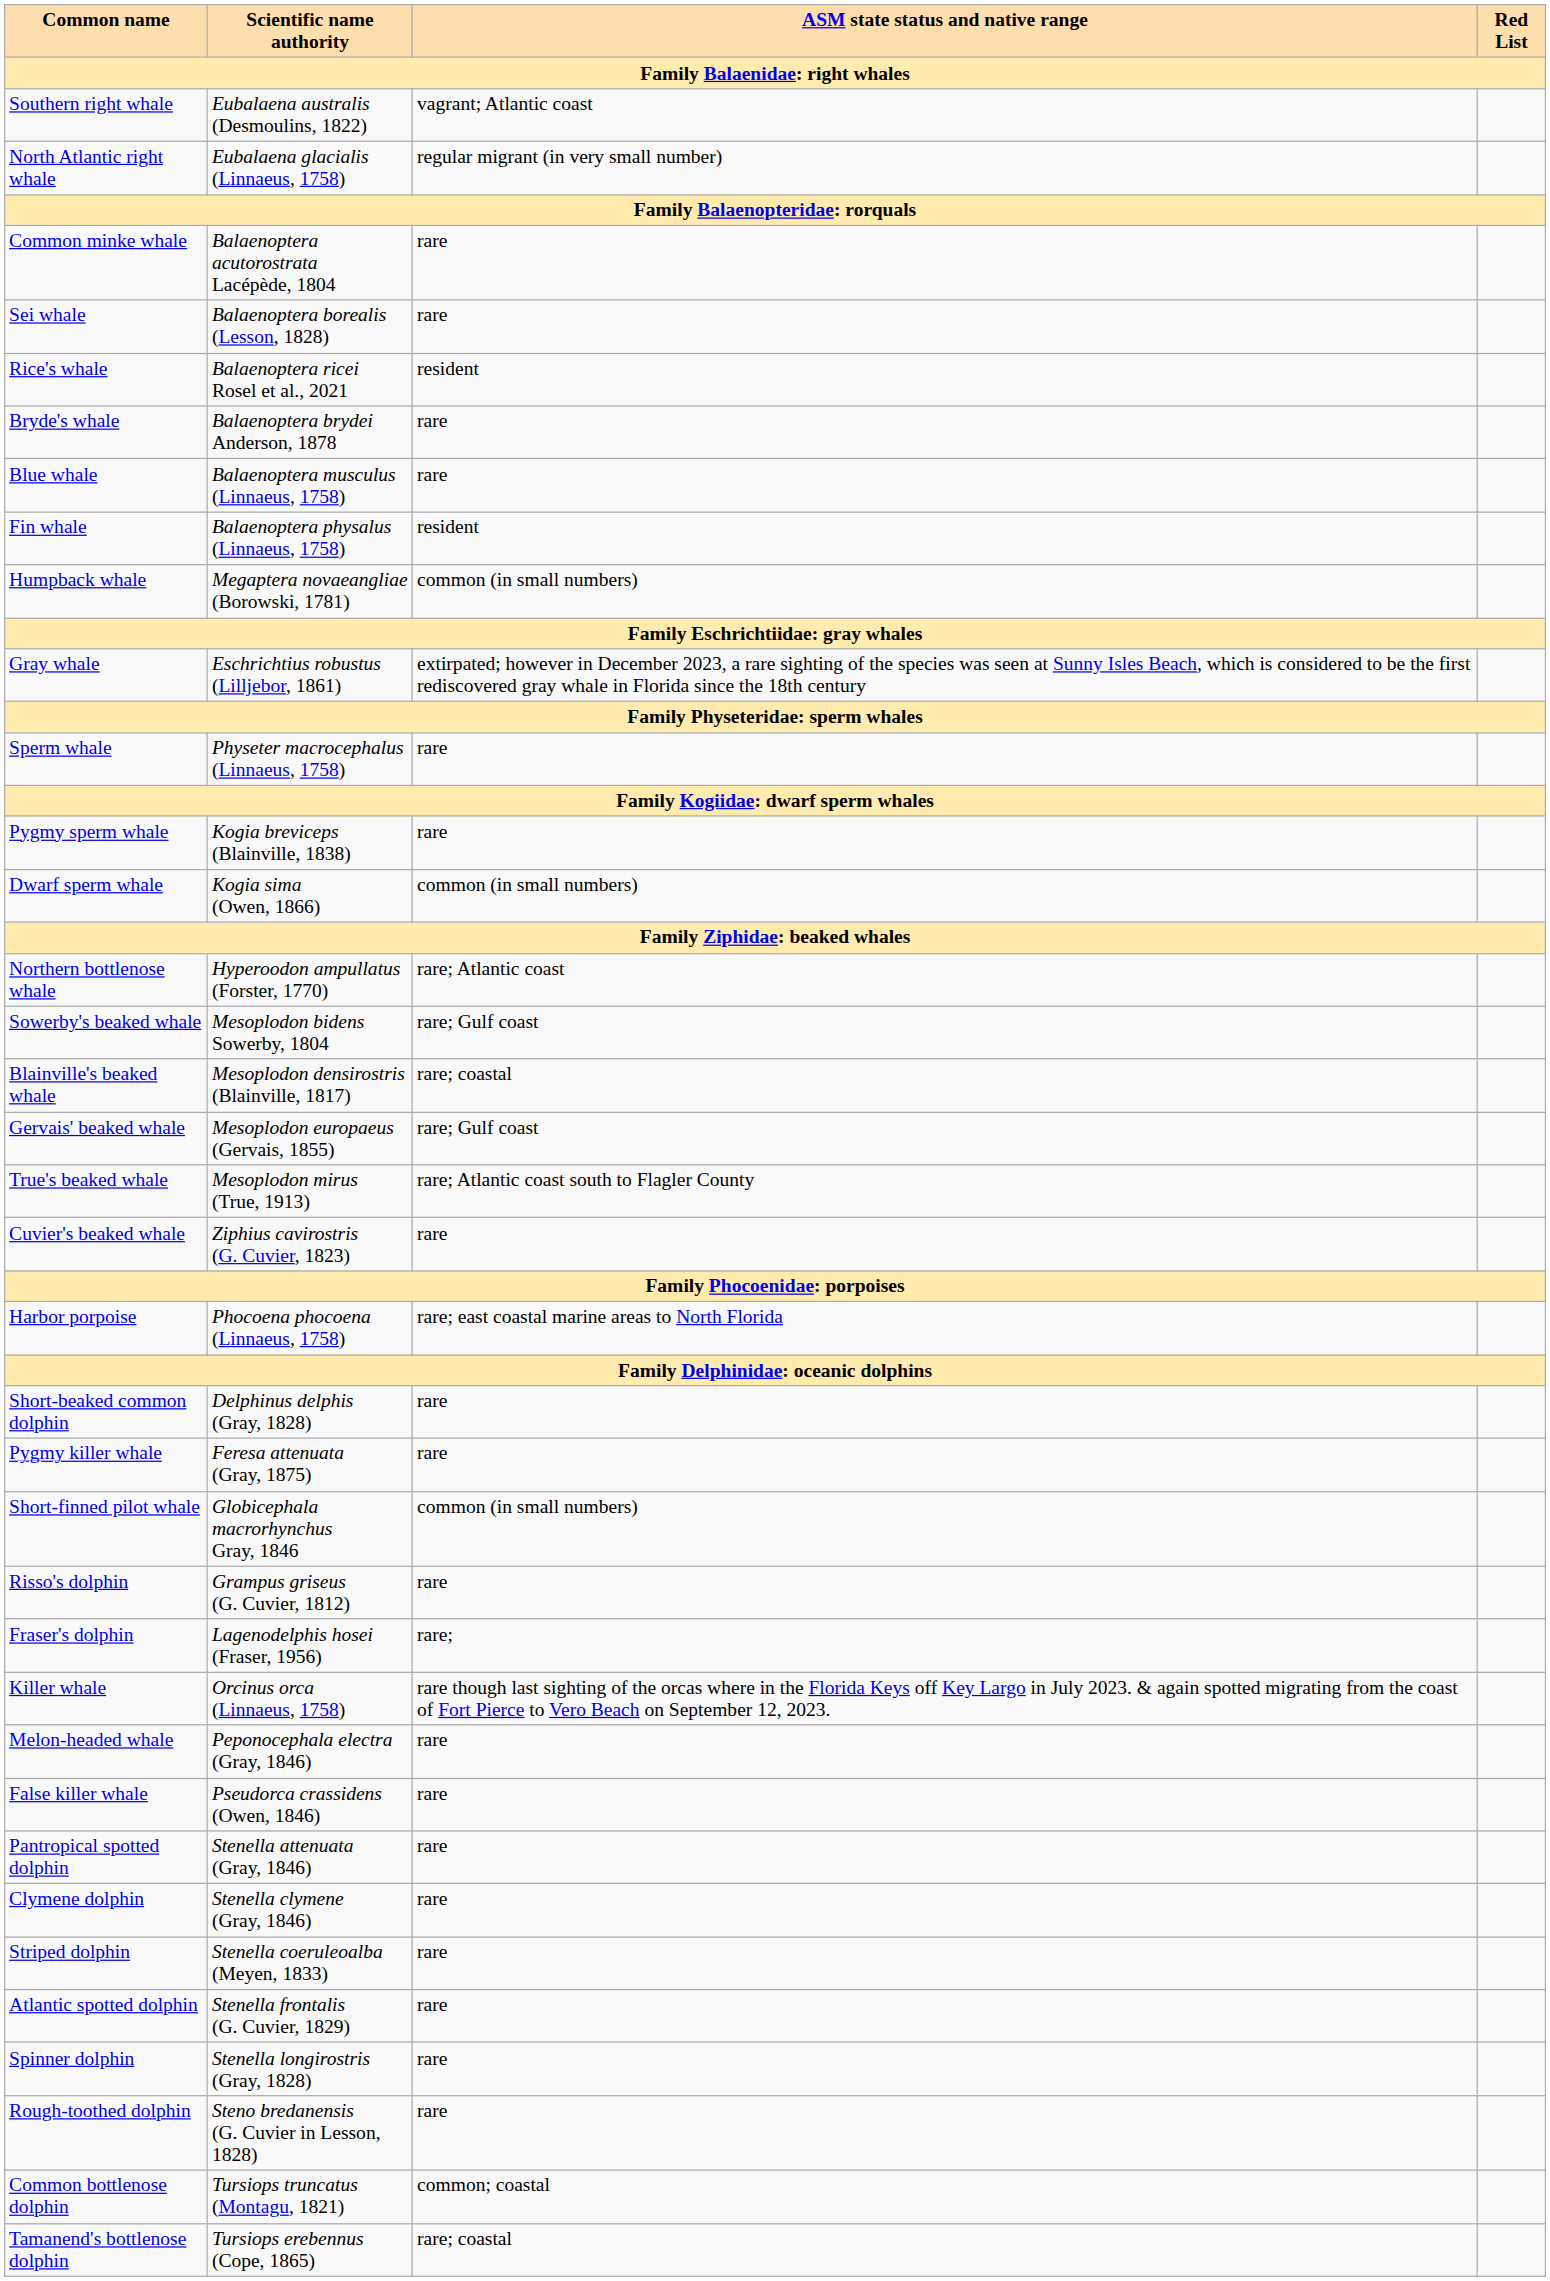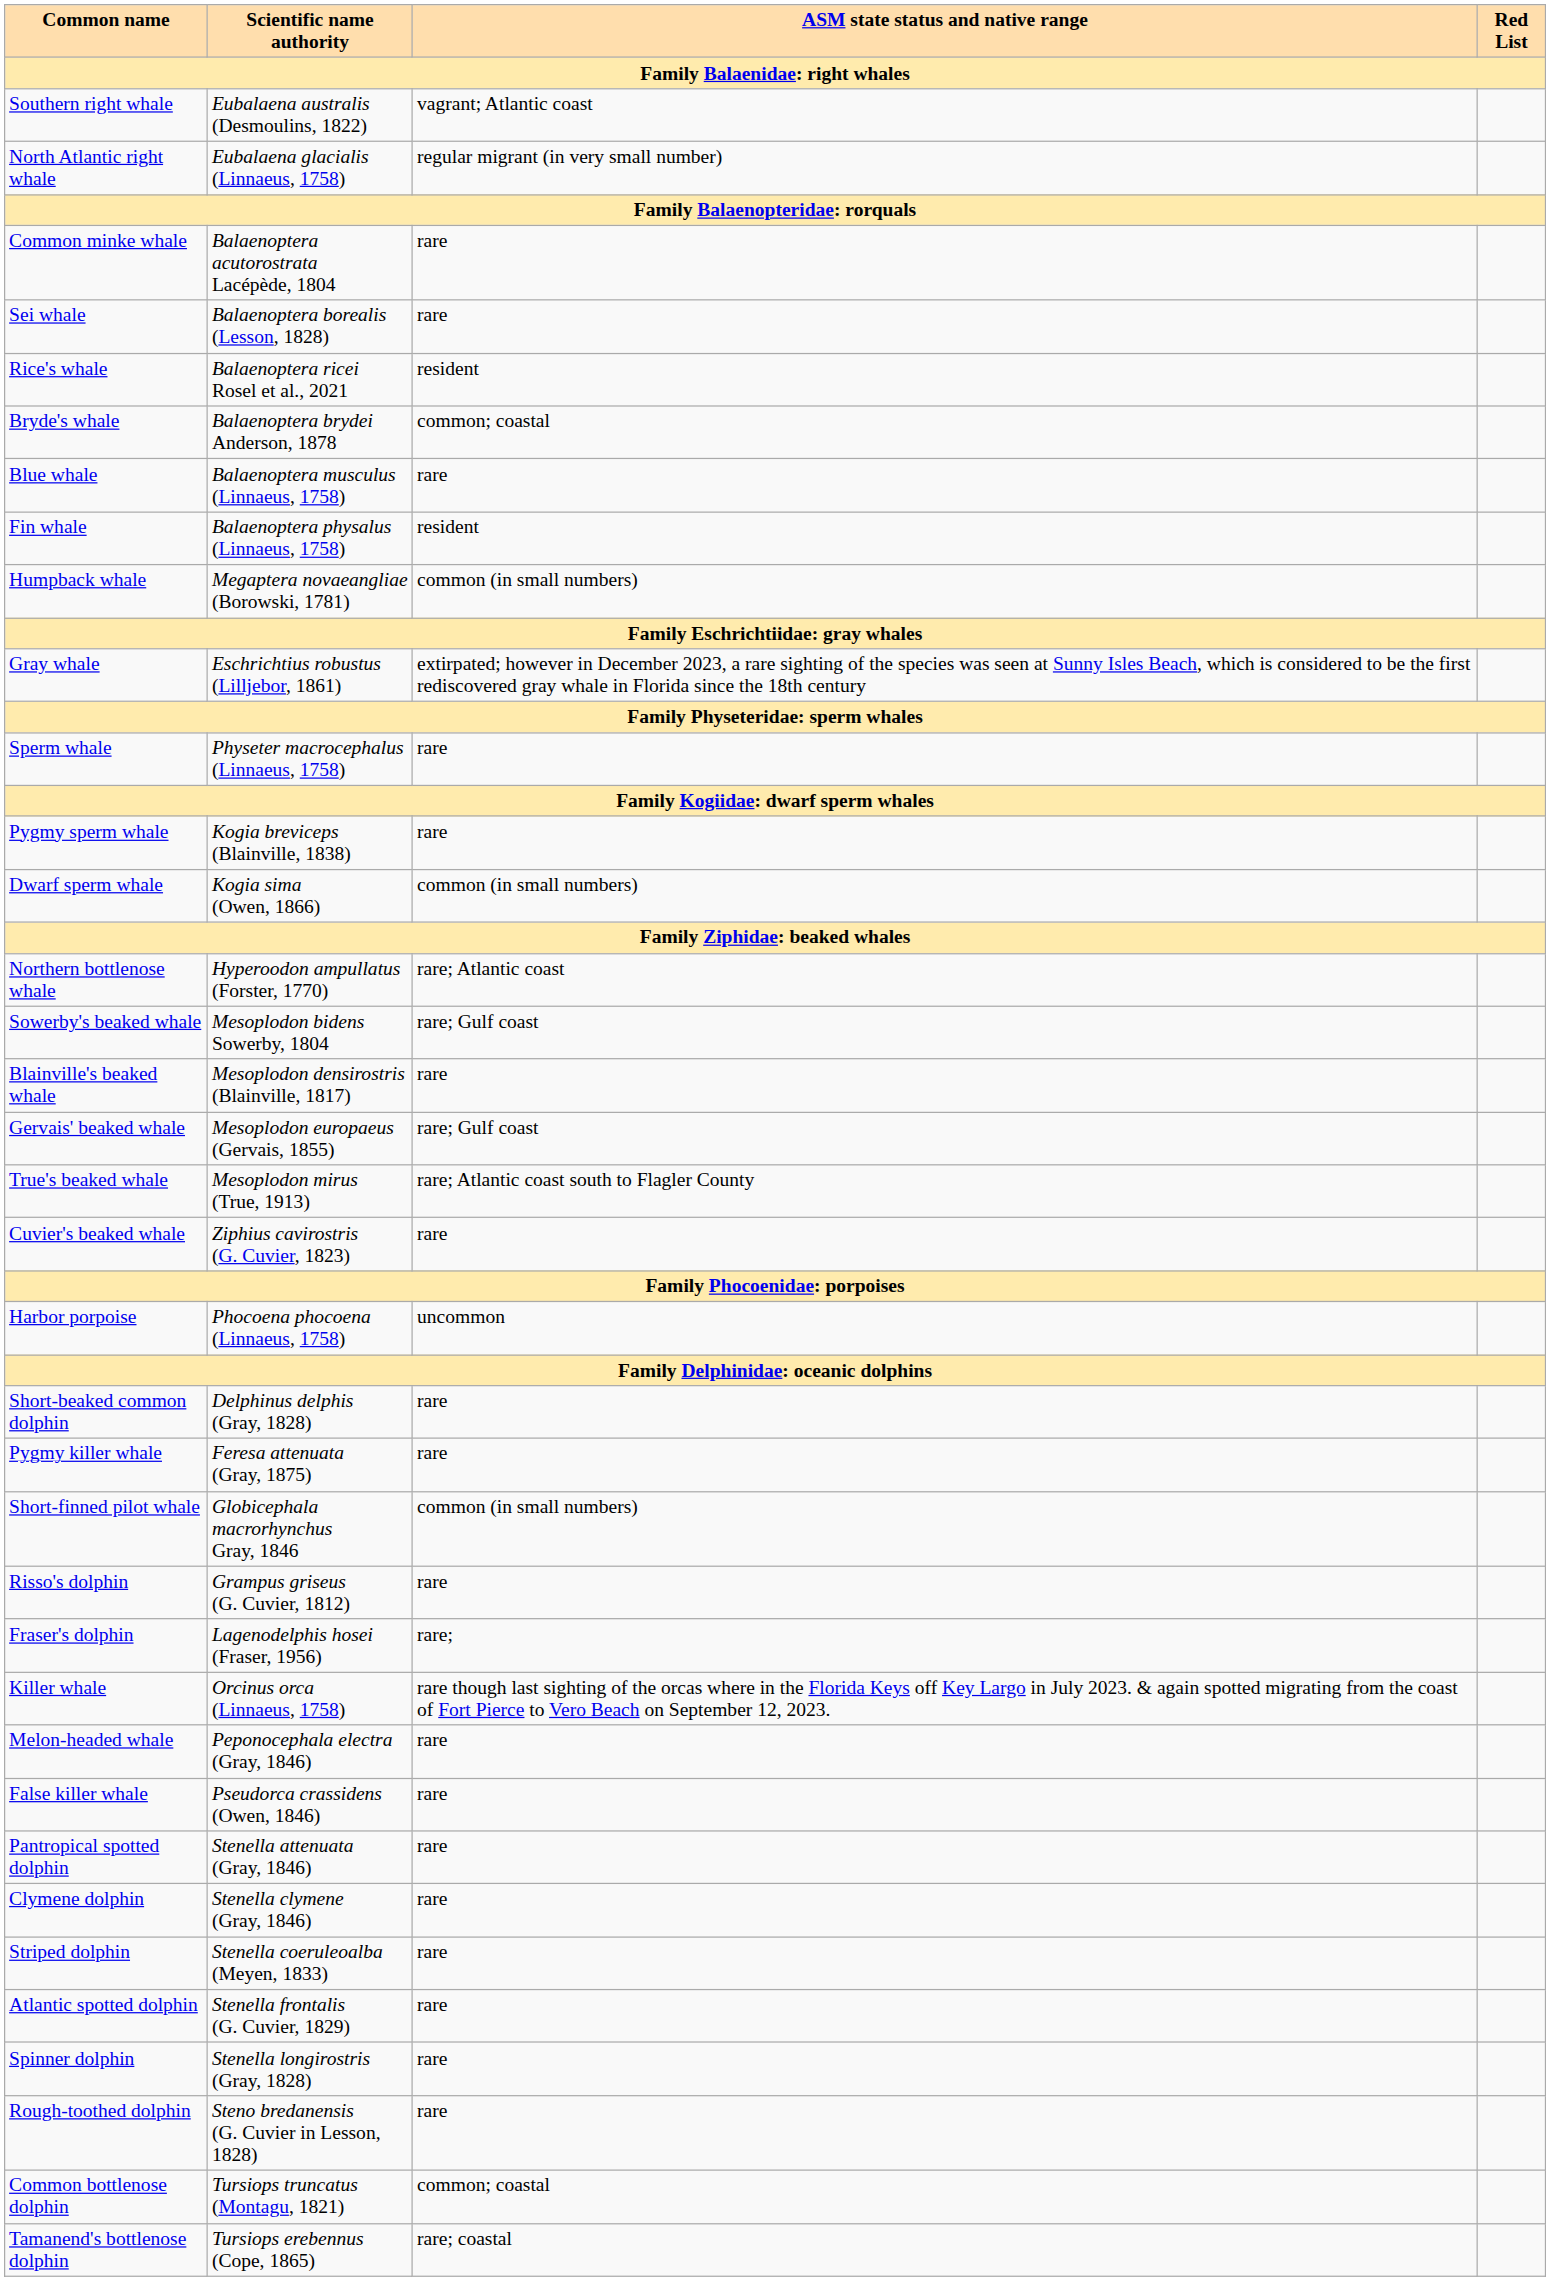(432, 421) rare -> (484, 421) common; coastal
(465, 1074) rare; coastal -> (432, 1074) rare
(600, 1316) rare; east coastal marine areas to North Florida -> (461, 1316) uncommon
